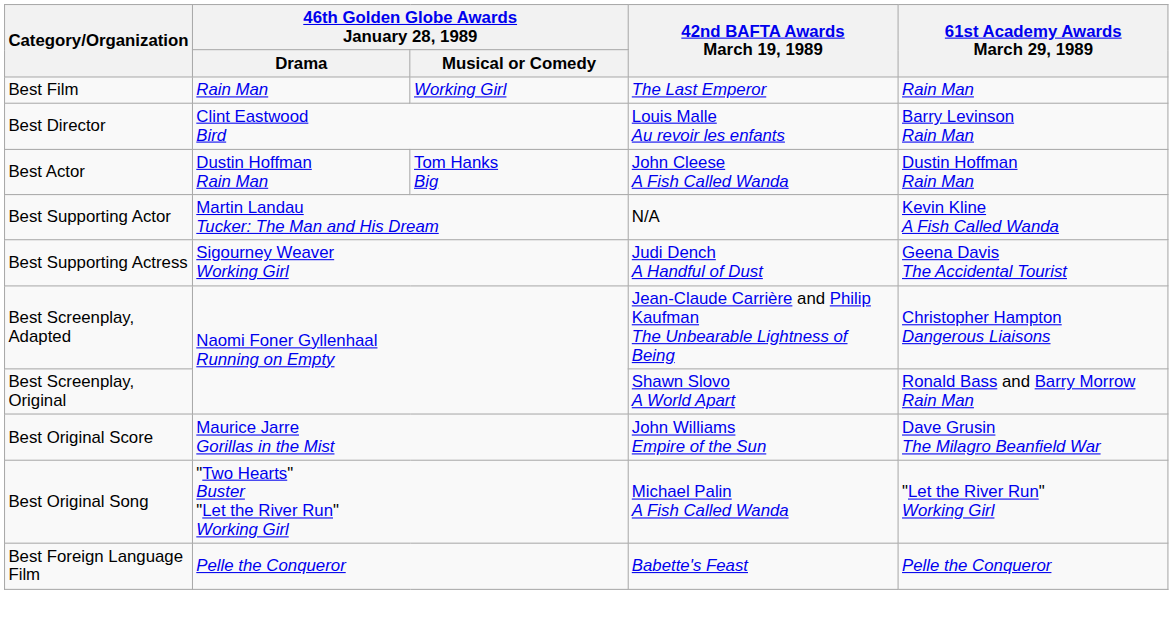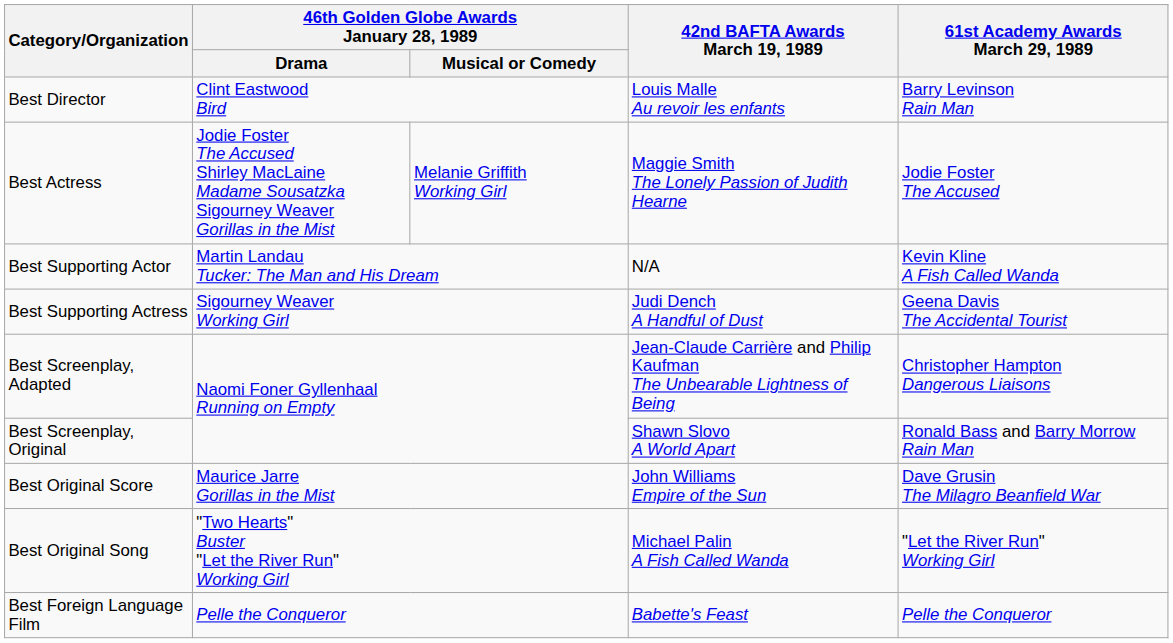- row: (43, 90)
- row: (47, 171)
+ row: (55, 182)
